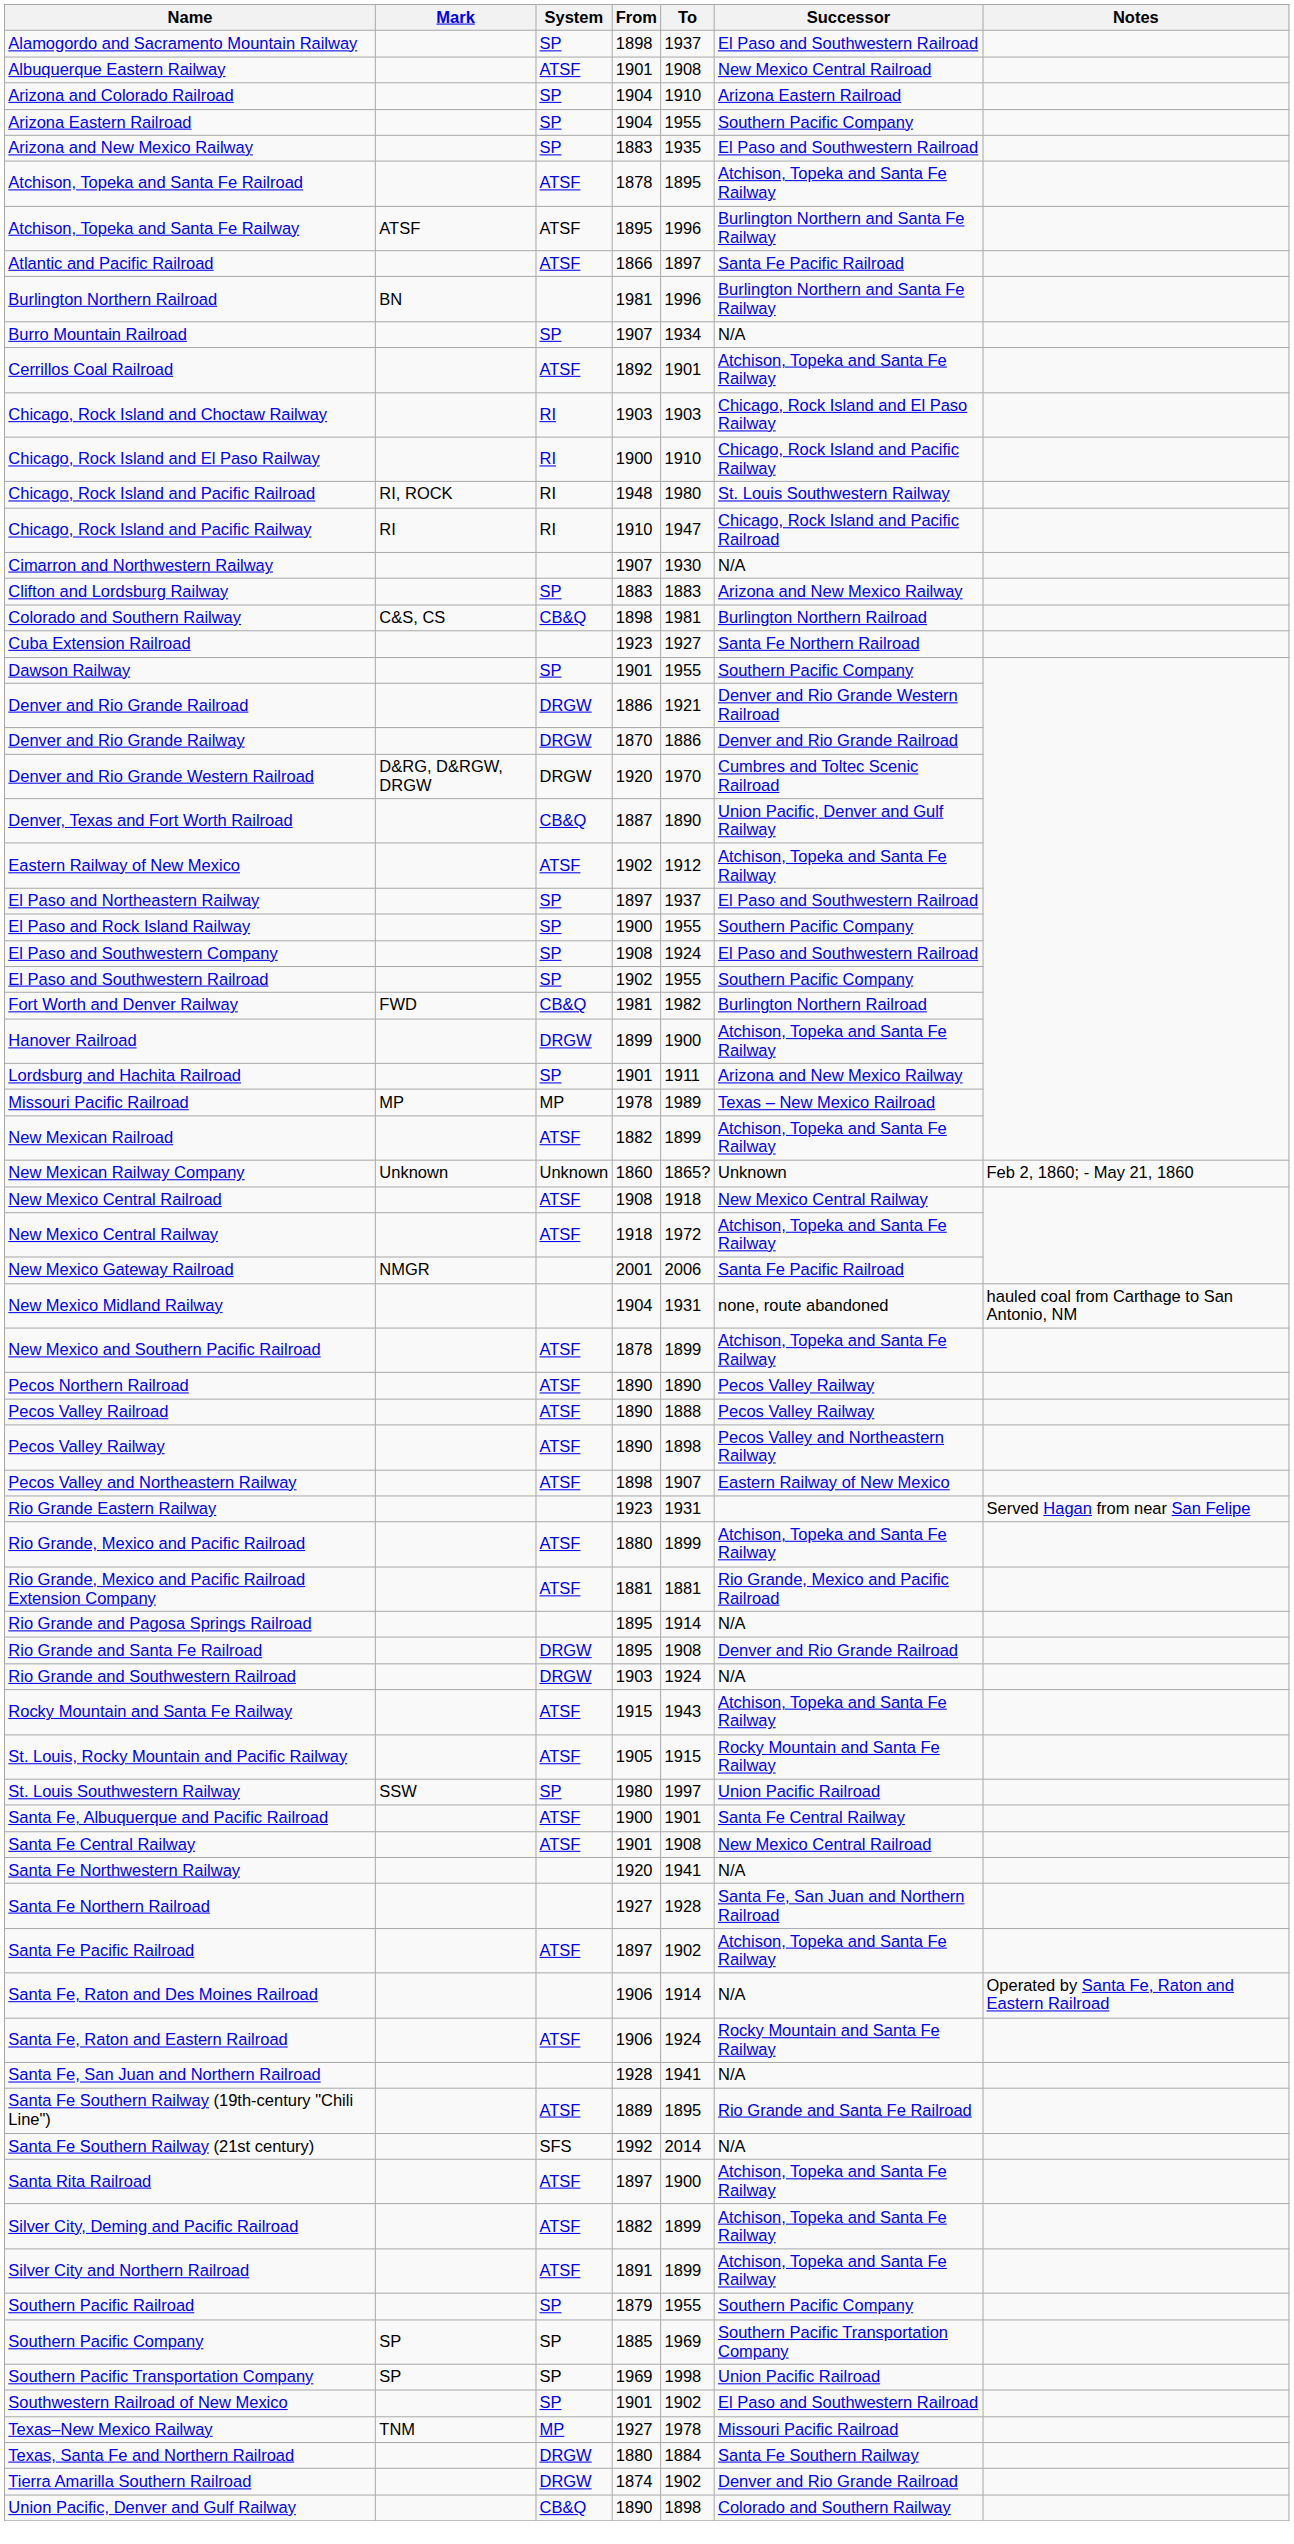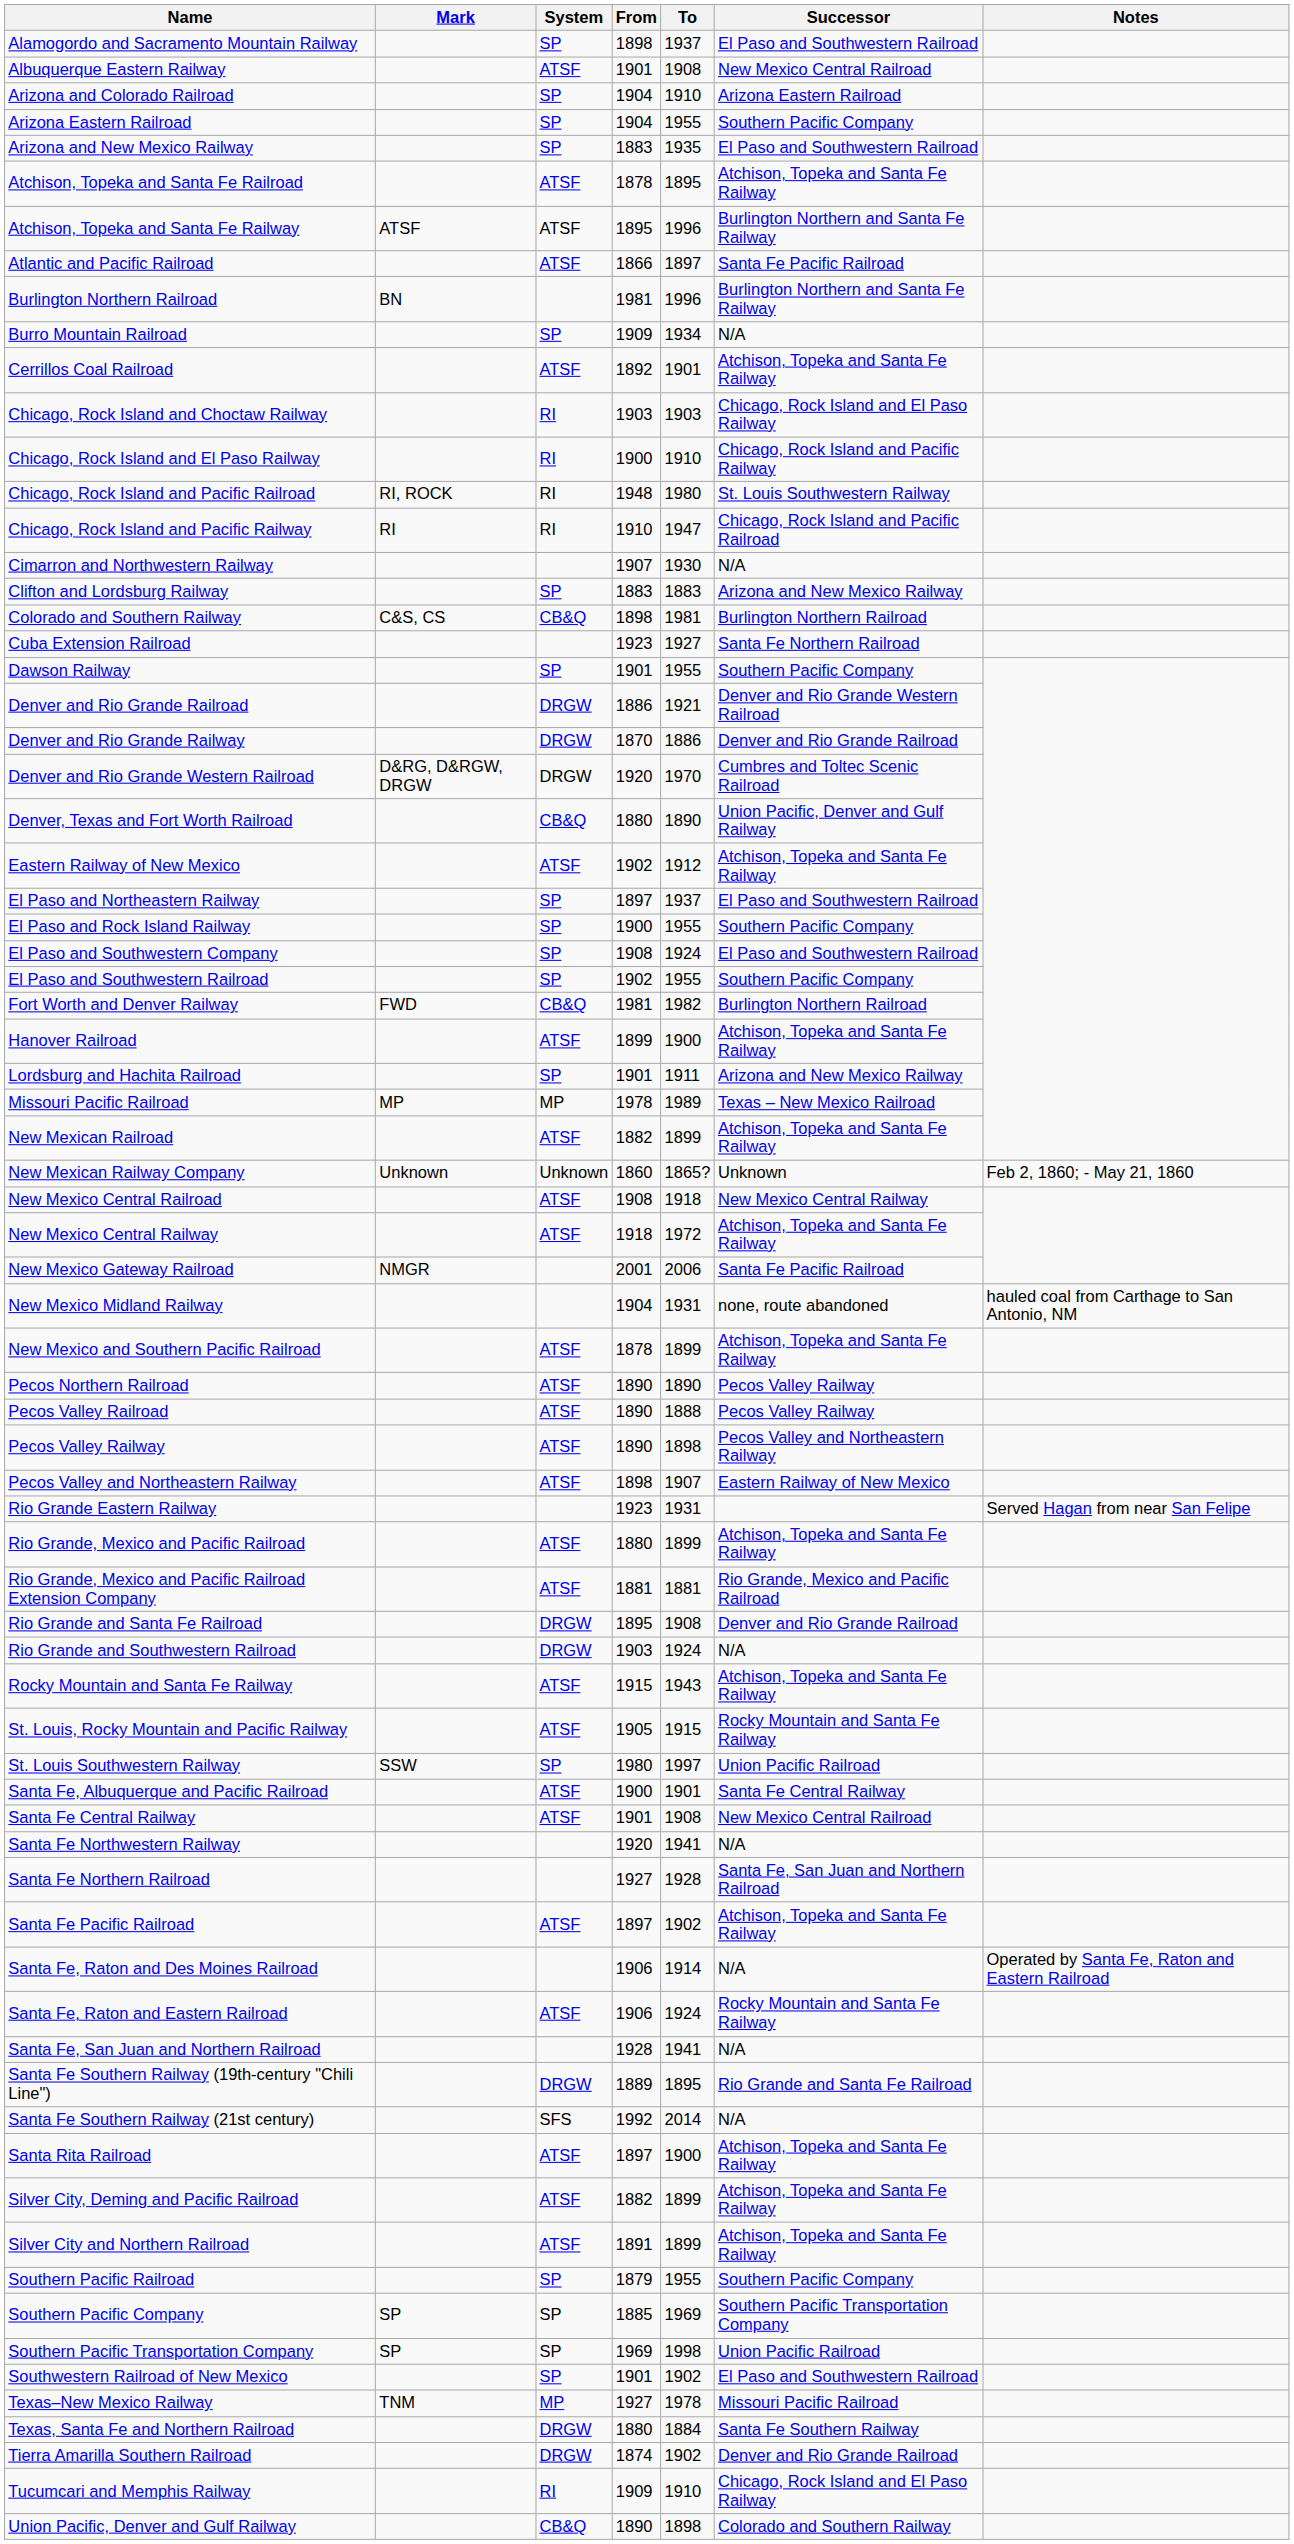(634, 334) 1907 -> (634, 334) 1909
(634, 820) 1887 -> (634, 820) 1880
(566, 1041) DRGW -> (560, 1041) ATSF
- row: (160, 1624)
(560, 2110) ATSF -> (566, 2084) DRGW
+ row: (129, 2490)
